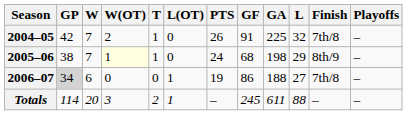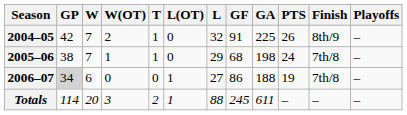columns swapped: (299, 15) <-> (222, 15)
(326, 36) 7th/8 -> (326, 36) 8th/9
(108, 57) lightyellow background -> (108, 57) no background
(326, 57) 8th/9 -> (326, 57) 7th/8
